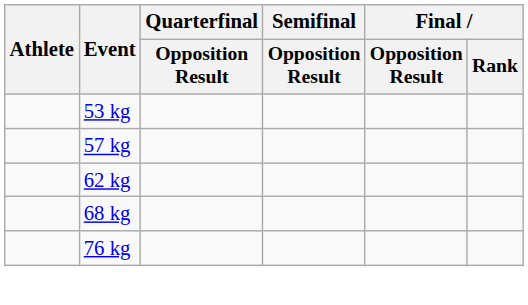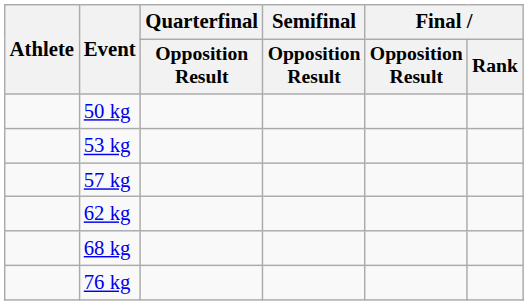+ row: (107, 111)
